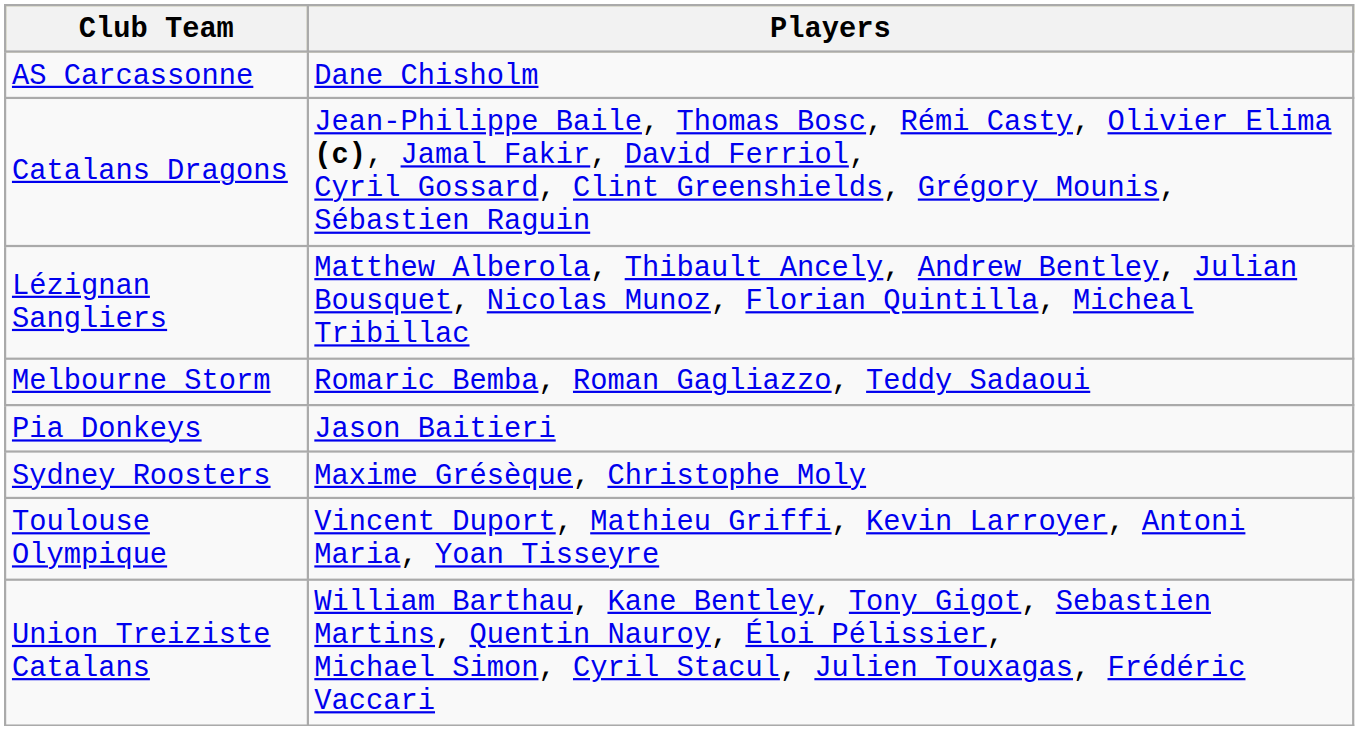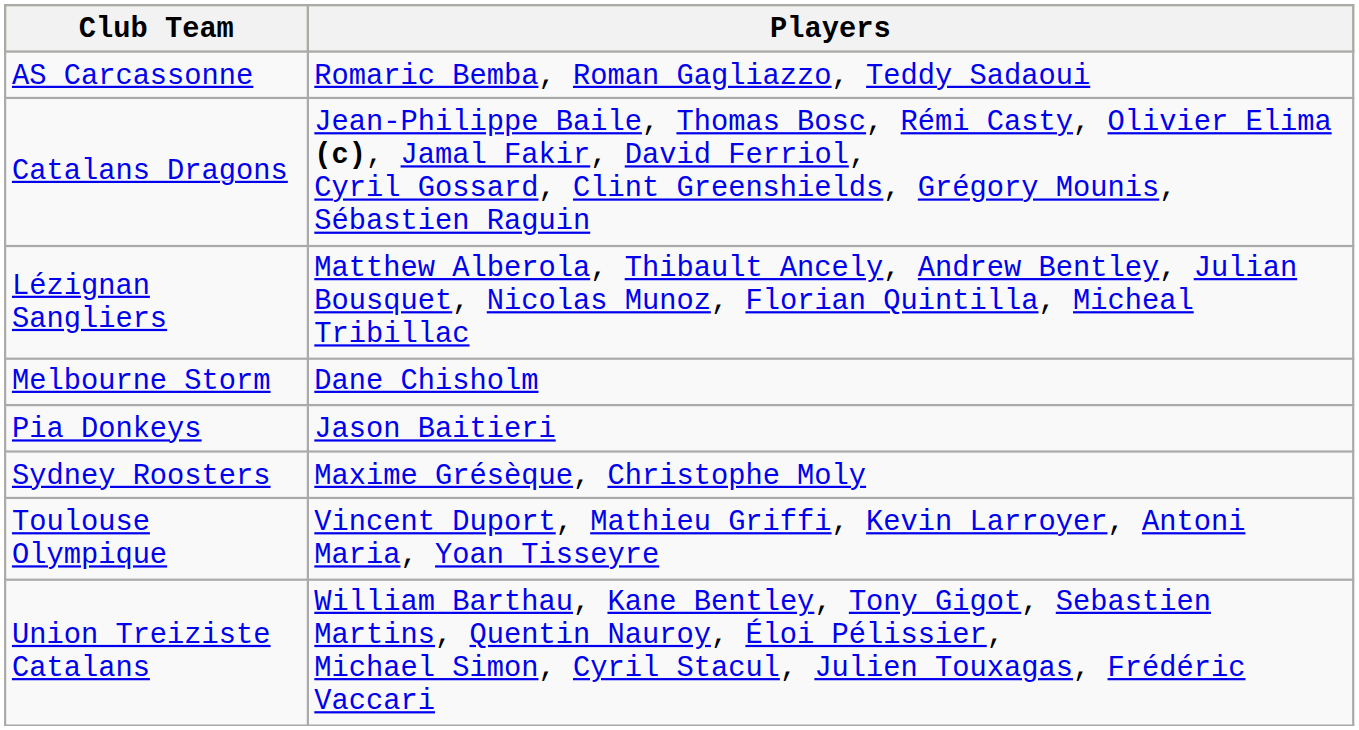(426, 75) Dane Chisholm -> (702, 75) Romaric Bemba, Roman Gagliazzo, Teddy Sadaoui
(702, 382) Romaric Bemba, Roman Gagliazzo, Teddy Sadaoui -> (426, 382) Dane Chisholm
